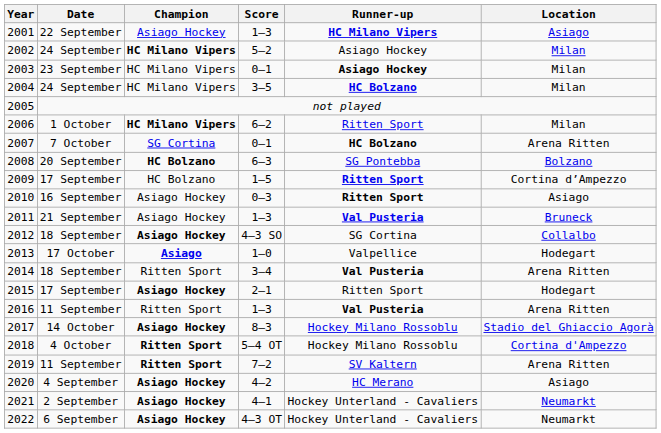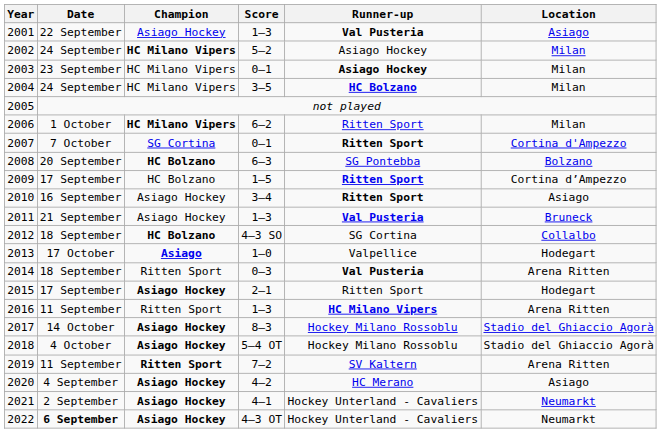(383, 32) HC Milano Vipers -> (383, 32) Val Pusteria
(383, 143) HC Bolzano -> (383, 143) Ritten Sport
(569, 143) Arena Ritten -> (569, 143) Cortina d'Ampezzo
(262, 198) 0–3 -> (262, 198) 3–4
(181, 235) Asiago Hockey -> (181, 235) HC Bolzano
(262, 272) 3–4 -> (262, 272) 0–3
(383, 309) Val Pusteria -> (383, 309) HC Milano Vipers
(181, 345) Ritten Sport -> (181, 345) Asiago Hockey
(569, 345) Cortina d'Ampezzo -> (569, 345) Stadio del Ghiaccio Agorà
(81, 419) normal -> (81, 419) bold
